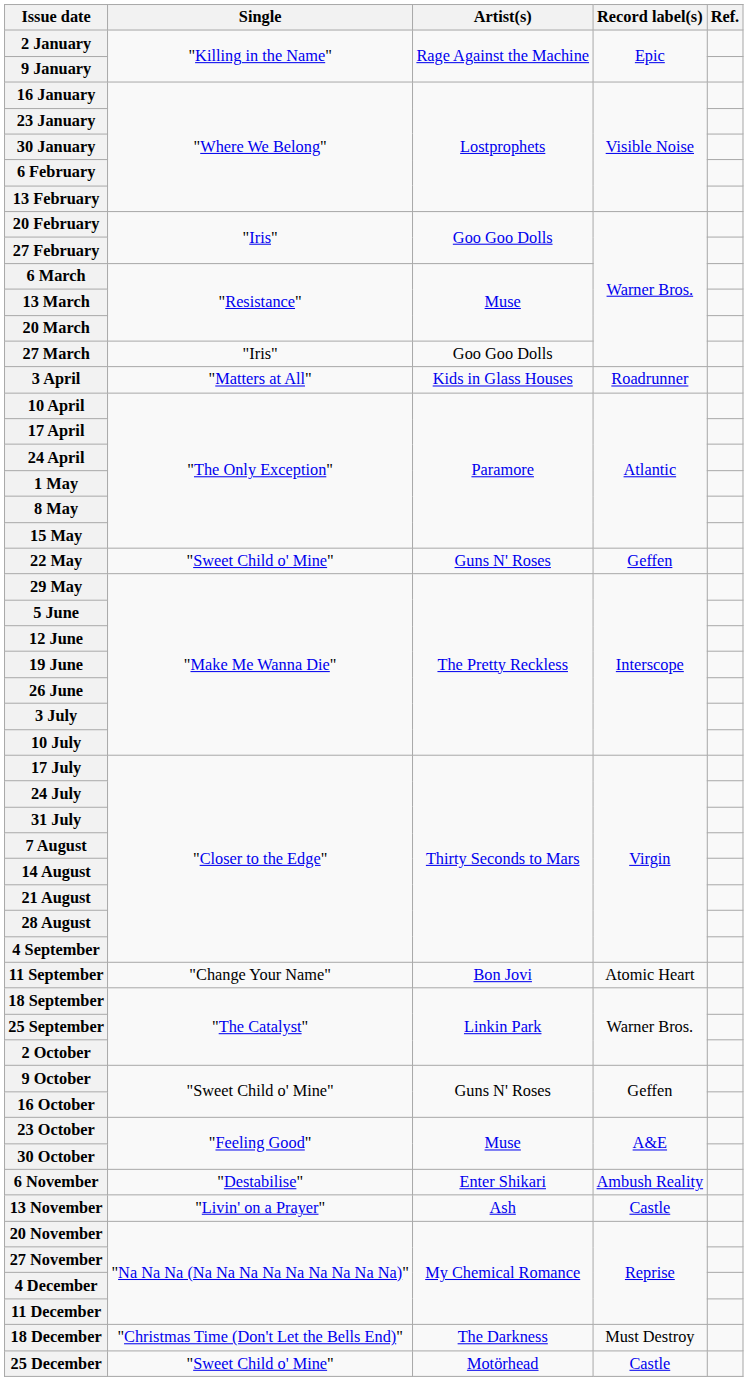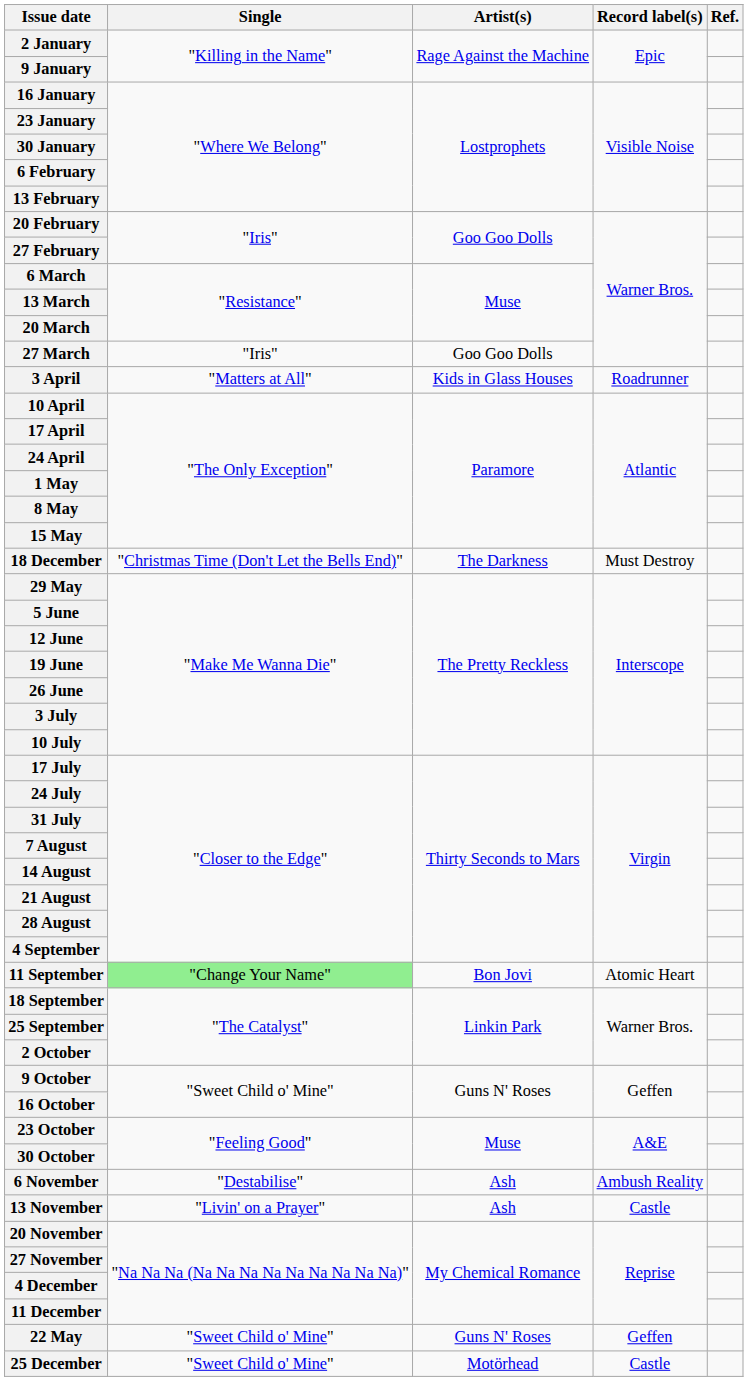rows swapped: (56, 560) <-> (56, 1337)
(260, 975) no background -> (260, 975) lightgreen background
(503, 1182) Enter Shikari -> (503, 1182) Ash
